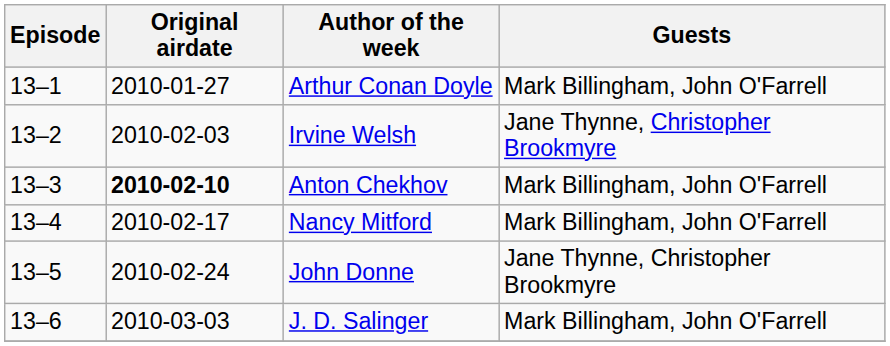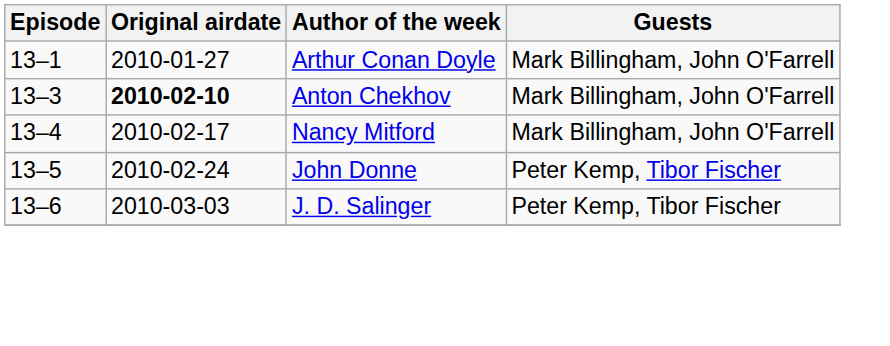- row: (352, 135)
(637, 272) Jane Thynne, Christopher Brookmyre -> (646, 170) Peter Kemp, Tibor Fischer
(666, 321) Mark Billingham, John O'Farrell -> (646, 206) Peter Kemp, Tibor Fischer
